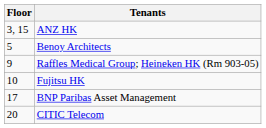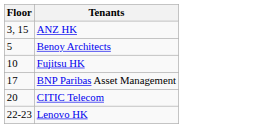- row: (148, 64)
+ row: (62, 115)
